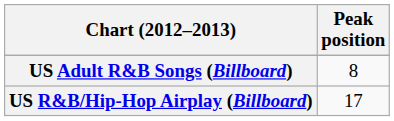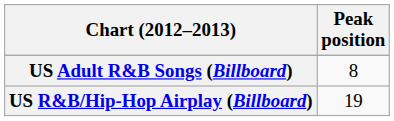(353, 100) 17 -> (353, 100) 19
